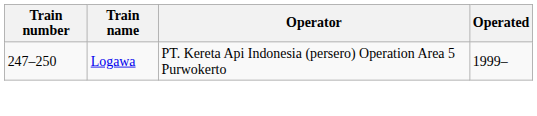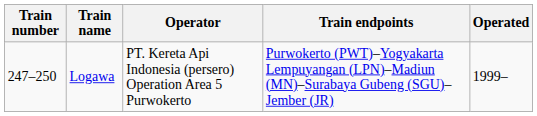+ column: (366, 23)
